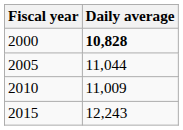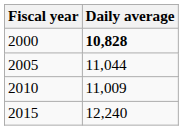(106, 112) 12,243 -> (106, 112) 12,240
